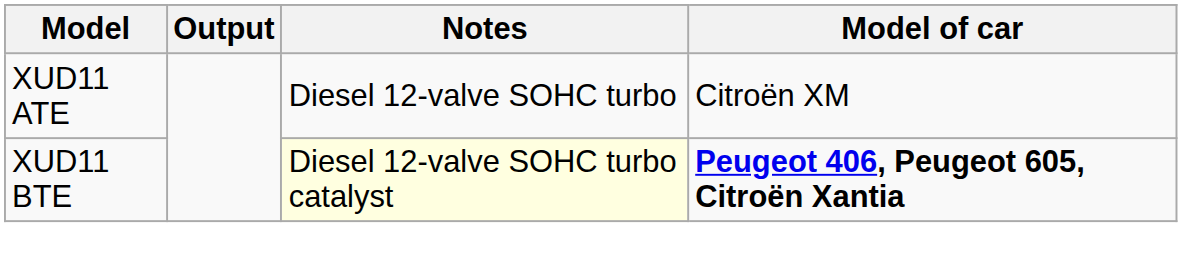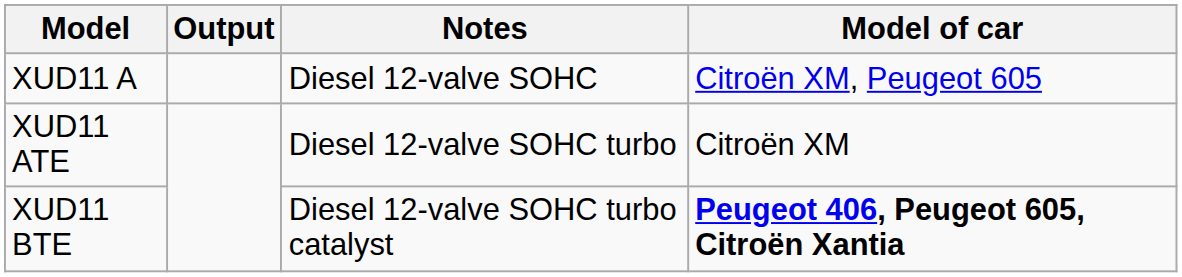+ row: (74, 77)
(483, 179) lightyellow background -> (483, 228) no background
